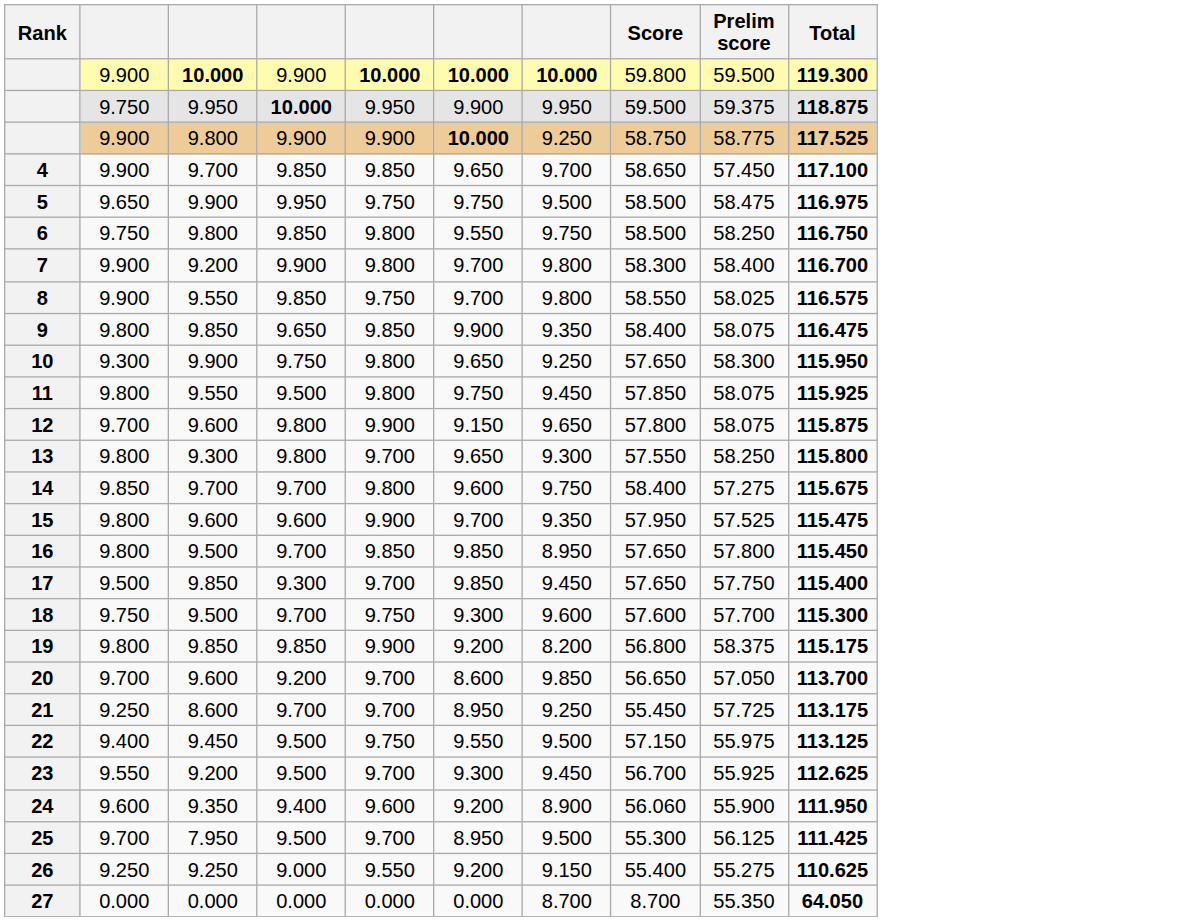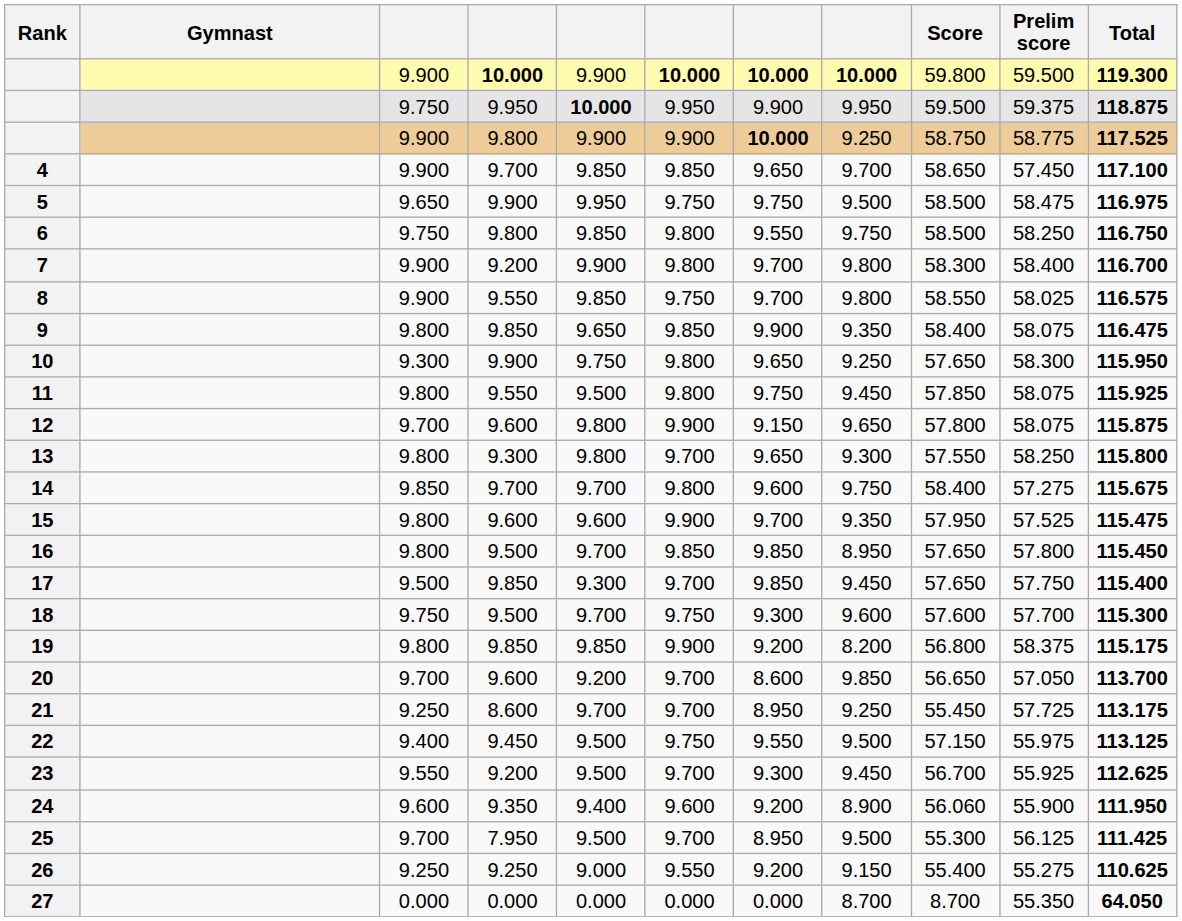+ column: (230, 32)
